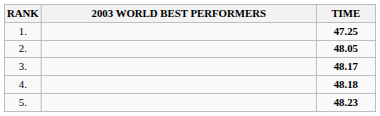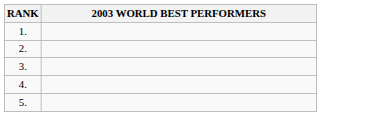- column: (346, 13)
